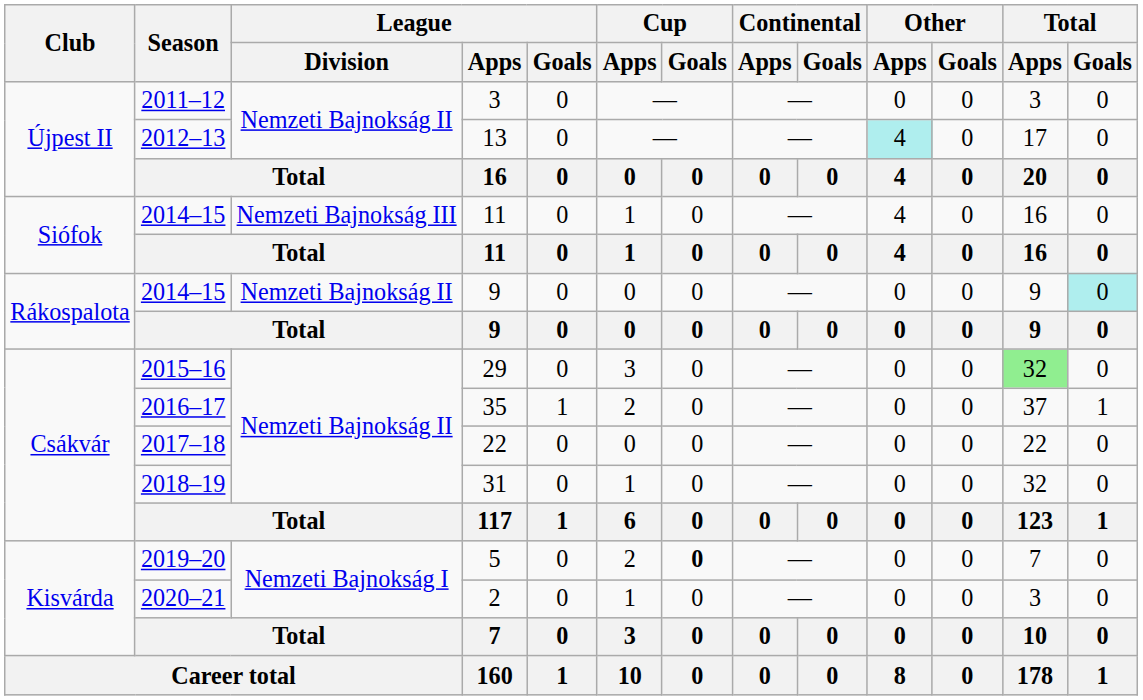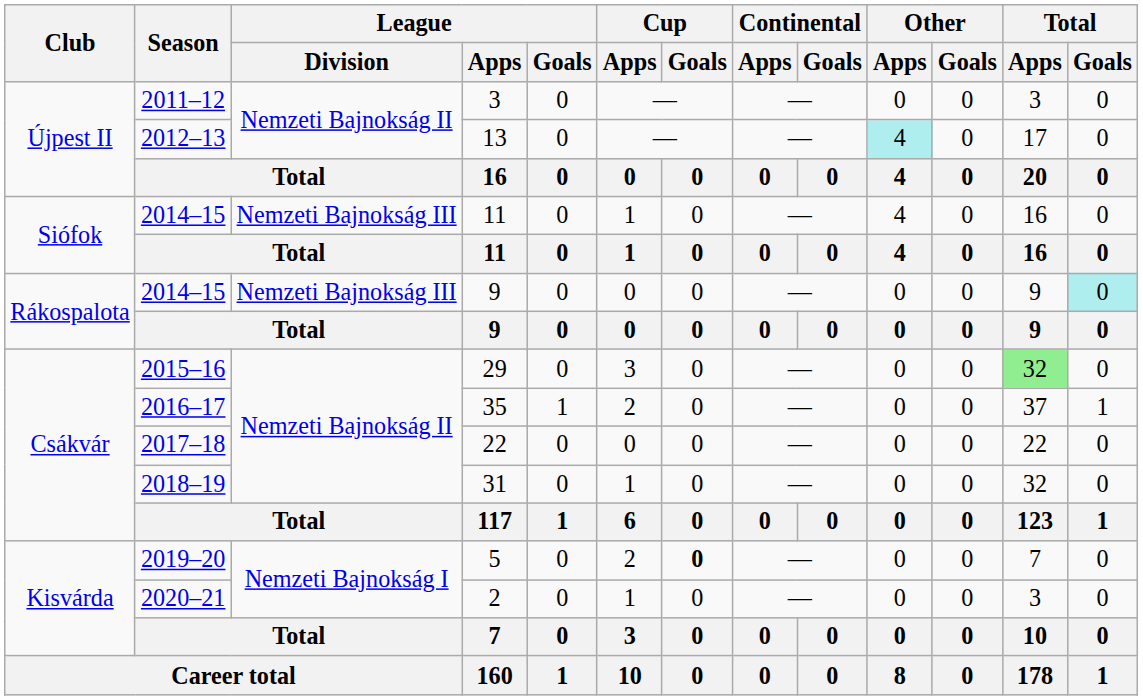(347, 291) Nemzeti Bajnokság II -> (347, 291) Nemzeti Bajnokság III
